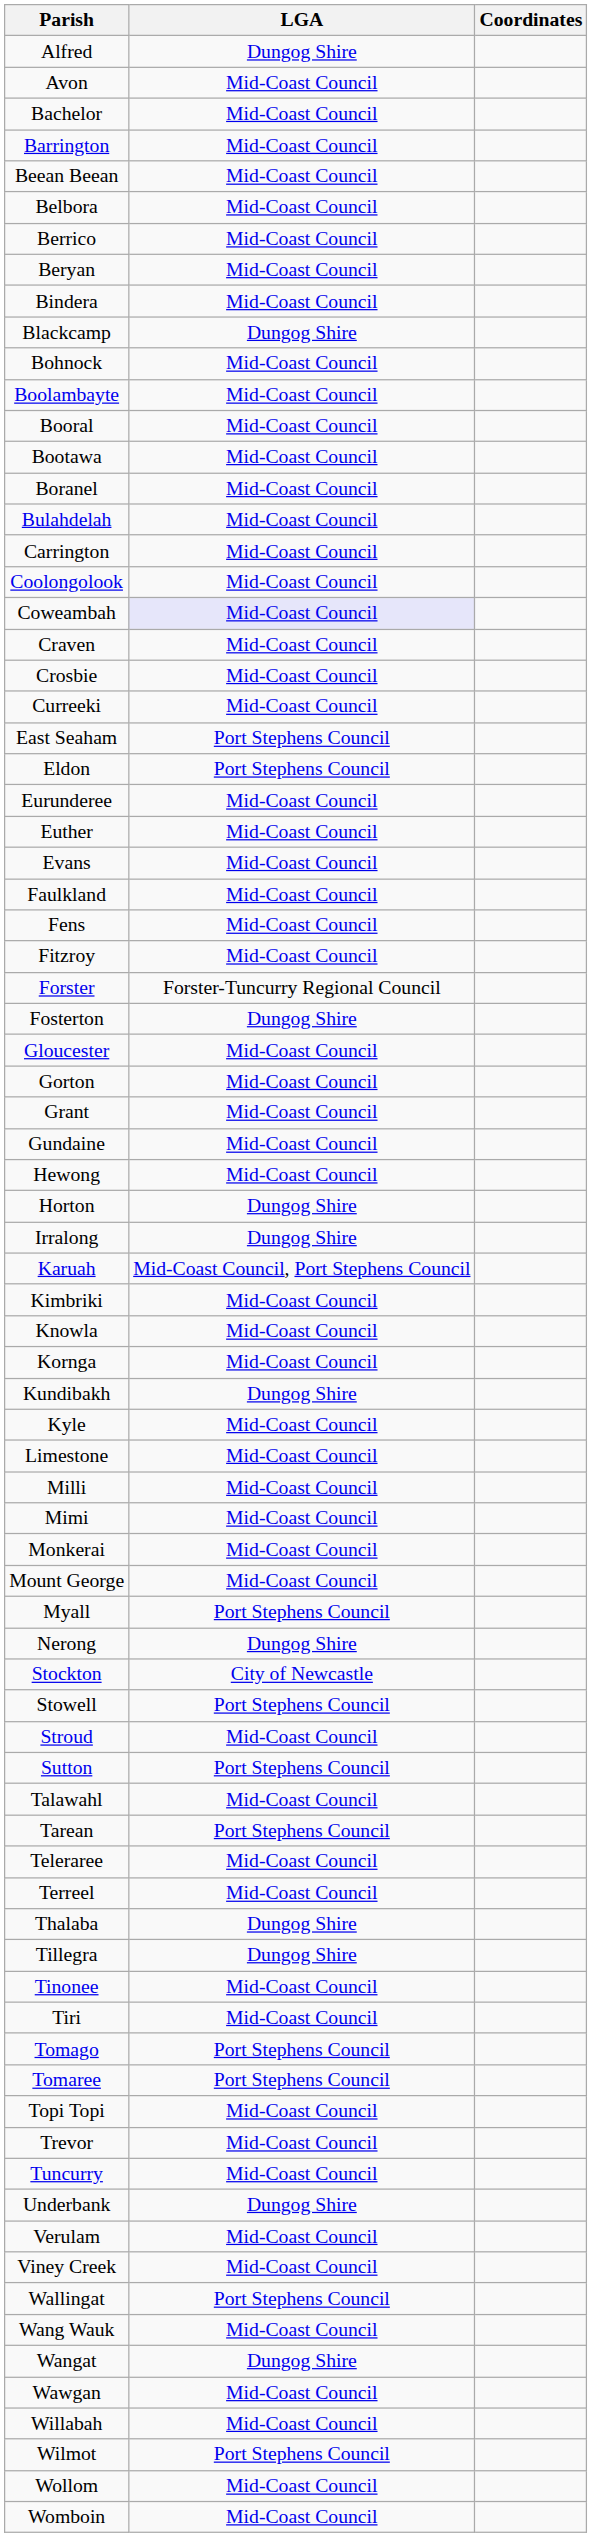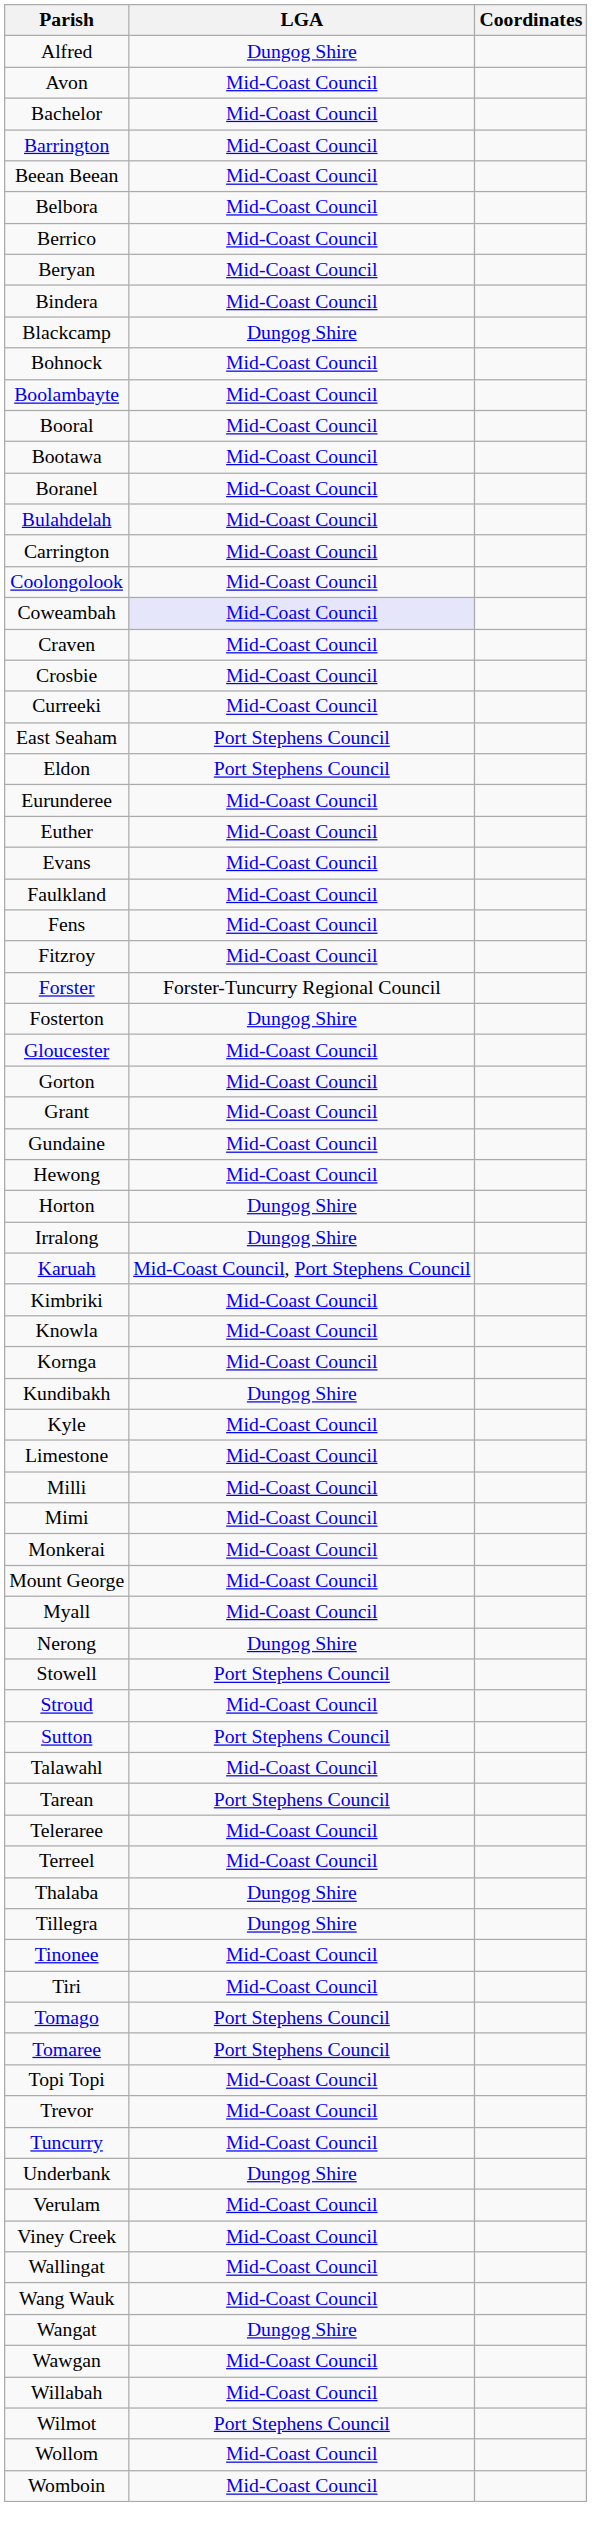(302, 1611) Port Stephens Council -> (302, 1611) Mid-Coast Council
- row: (67, 1674)
(302, 2298) Port Stephens Council -> (302, 2267) Mid-Coast Council
